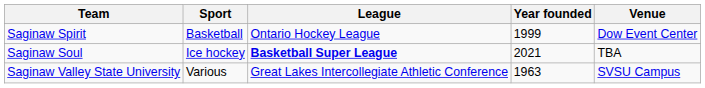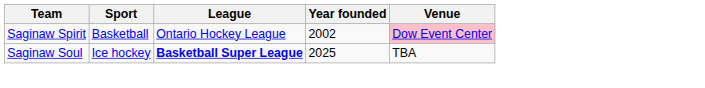(527, 33) 1999 -> (322, 33) 2002
(647, 33) no background -> (442, 33) pink background
(527, 53) 2021 -> (322, 53) 2025
- row: (94, 72)
